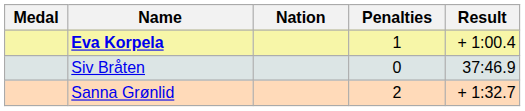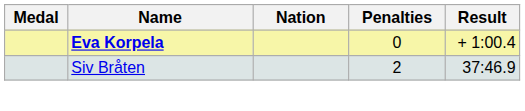(397, 43) 1 -> (397, 43) 0
(397, 68) 0 -> (397, 68) 2
- row: (123, 93)
